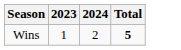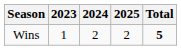+ column: (127, 14)
